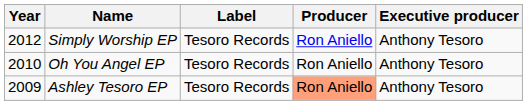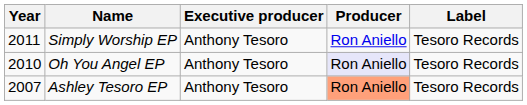columns swapped: (237, 16) <-> (449, 16)
(25, 40) 2012 -> (24, 40) 2011
(334, 64) no background -> (369, 64) lavender background
(25, 87) 2009 -> (25, 87) 2007
